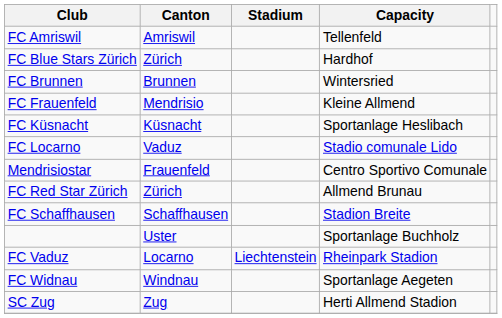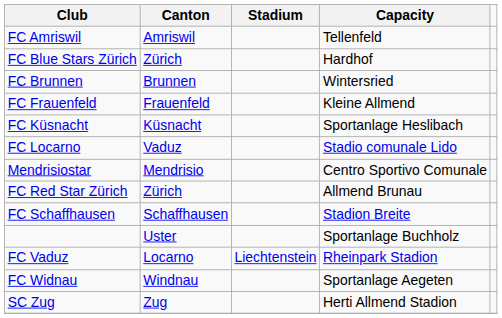(173, 103) Mendrisio -> (177, 103) Frauenfeld
(177, 170) Frauenfeld -> (173, 170) Mendrisio
